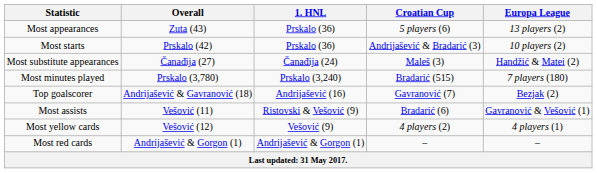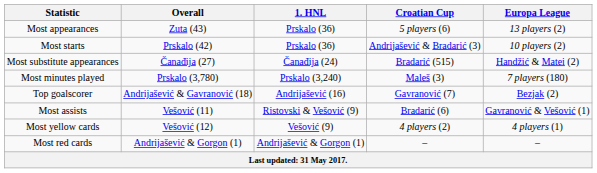(425, 61) Maleš (3) -> (425, 61) Bradarić (515)
(425, 77) Bradarić (515) -> (425, 77) Maleš (3)
